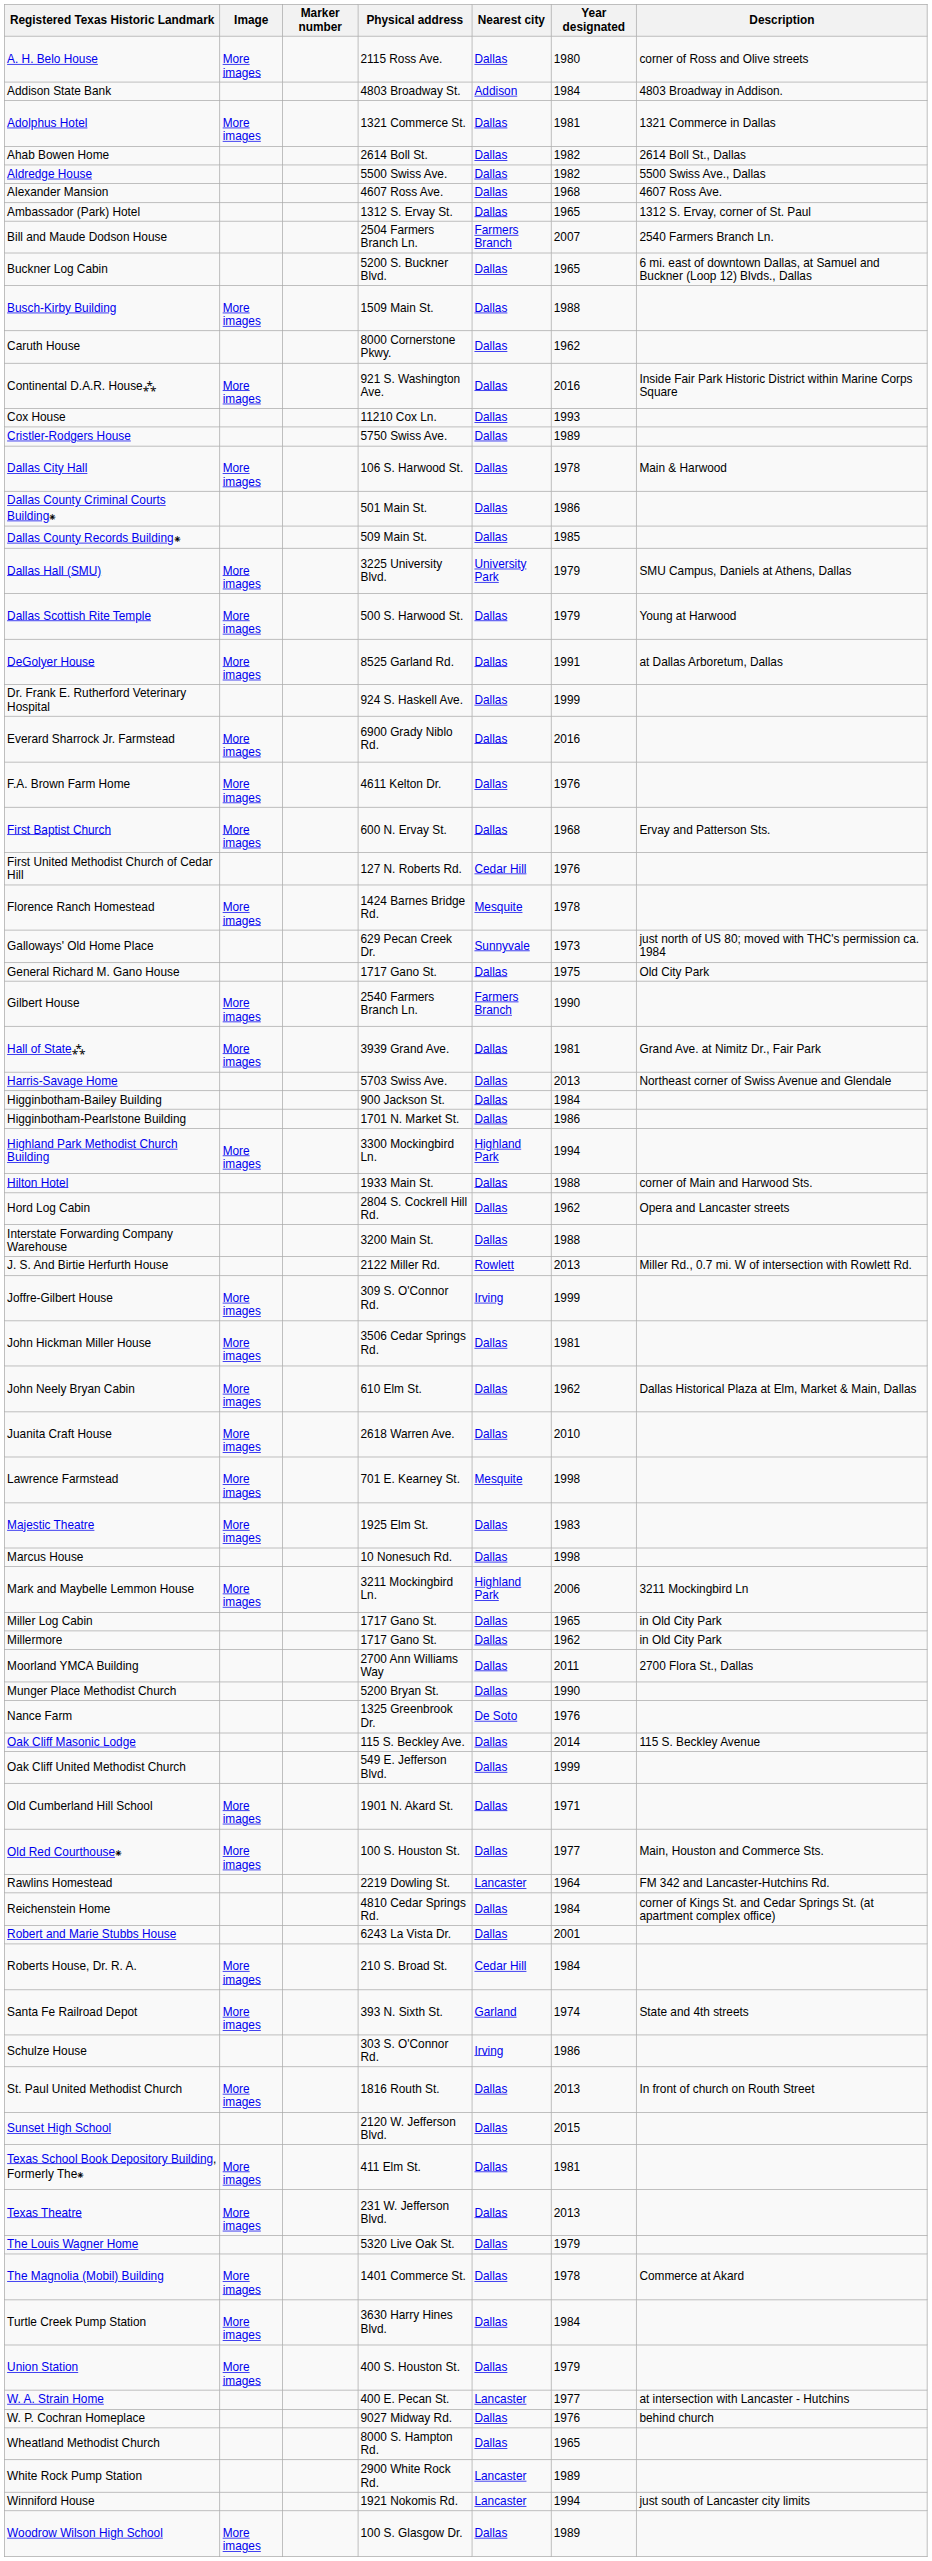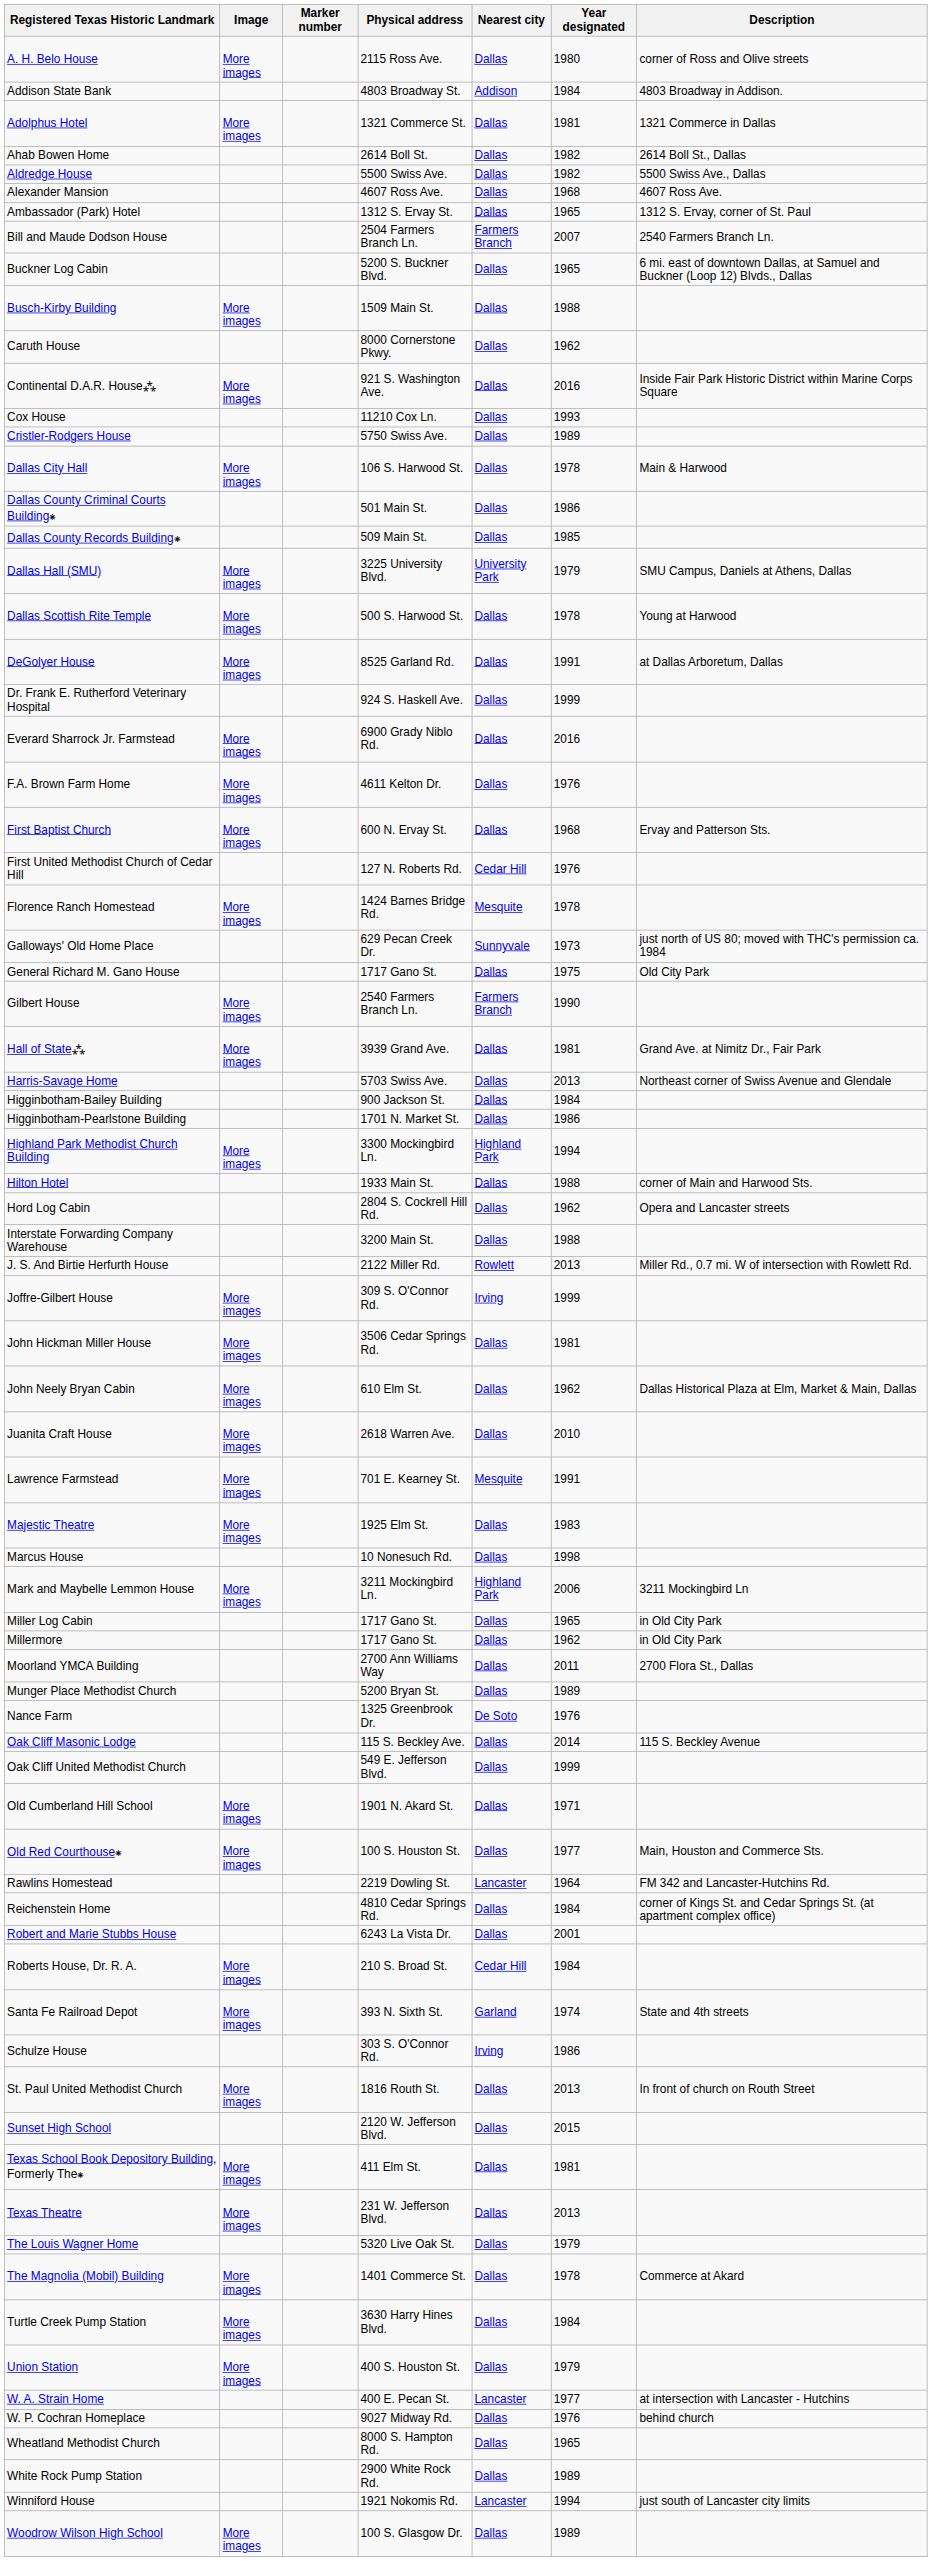(567, 616) 1979 -> (567, 616) 1978
(567, 1479) 1998 -> (567, 1479) 1991
(567, 1691) 1990 -> (567, 1691) 1989
(500, 2476) Lancaster -> (491, 2476) Dallas
